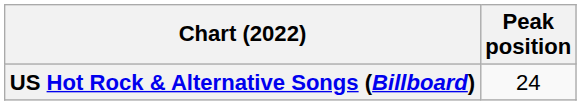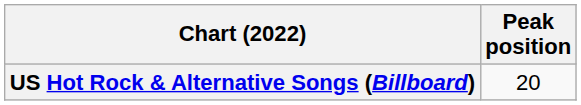(528, 81) 24 -> (528, 81) 20
